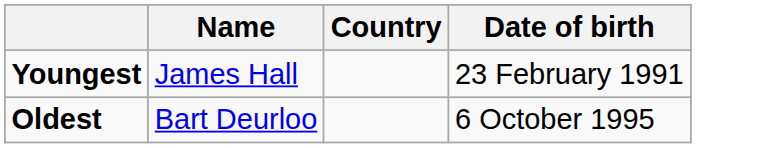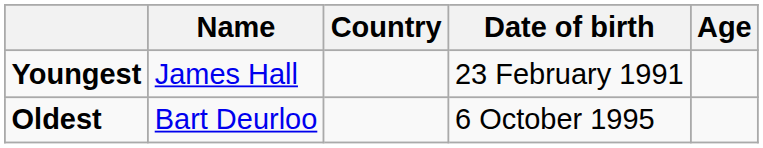+ column: (724, 27)
